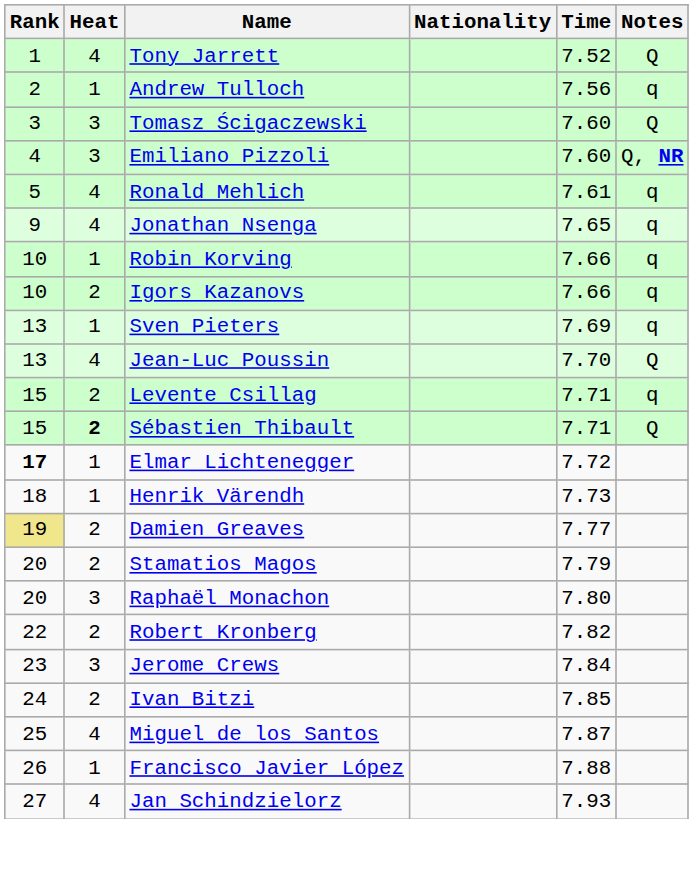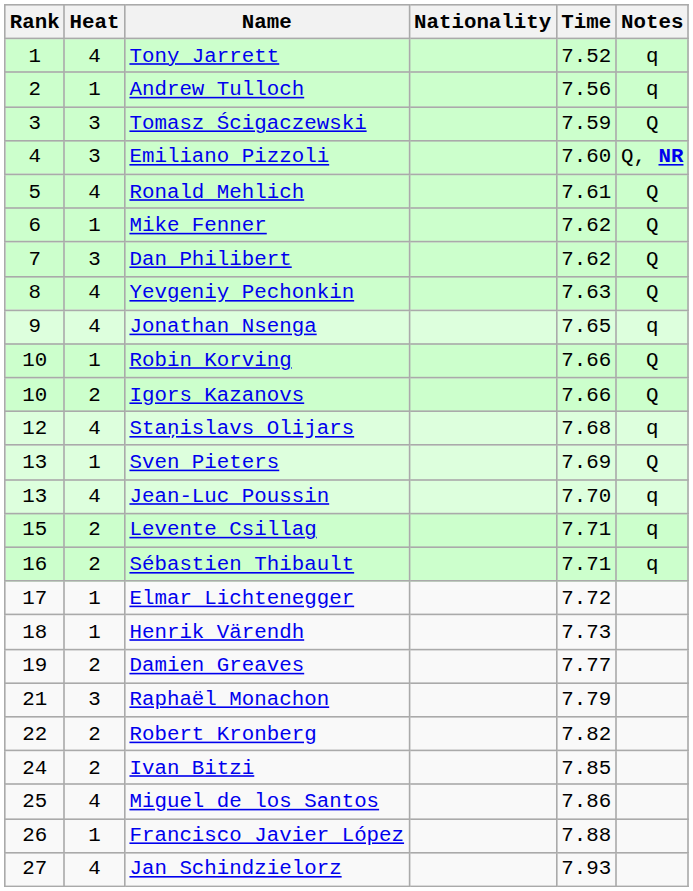(652, 56) Q -> (652, 56) q
(586, 123) 7.60 -> (586, 123) 7.59
(652, 191) q -> (652, 191) Q
+ row: (198, 225)
+ row: (211, 259)
+ row: (242, 293)
(652, 259) q -> (652, 361) Q
(652, 293) q -> (652, 395) Q
+ row: (242, 429)
(652, 327) q -> (652, 462) Q
(652, 361) Q -> (652, 496) q
(35, 429) 15 -> (35, 564) 16
(95, 429) bold -> (95, 564) normal
(652, 429) Q -> (652, 564) q
(35, 462) bold -> (35, 598) normal
(35, 530) khaki background -> (35, 666) no background
- row: (223, 564)
(35, 598) 20 -> (35, 700) 21
(586, 598) 7.80 -> (586, 700) 7.79
- row: (204, 666)
(586, 734) 7.87 -> (586, 801) 7.86
